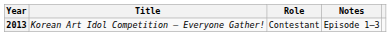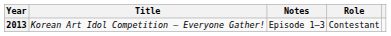columns swapped: (294, 11) <-> (352, 11)
